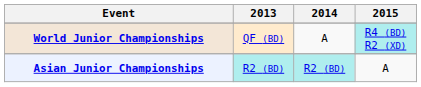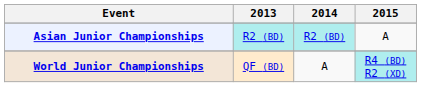rows swapped: (119, 68) <-> (119, 38)
